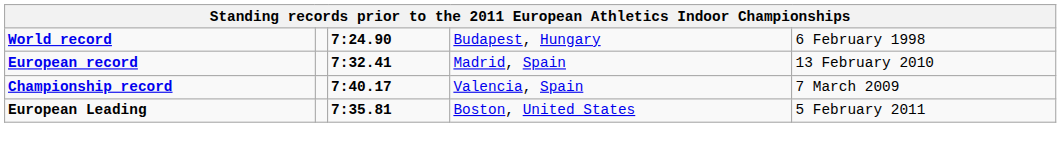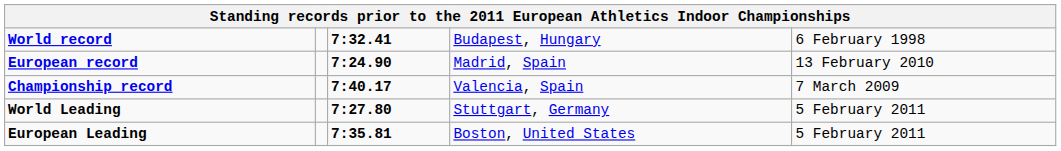(361, 40) 7:24.90 -> (361, 40) 7:32.41
(361, 63) 7:32.41 -> (361, 63) 7:24.90
+ row: (64, 110)
